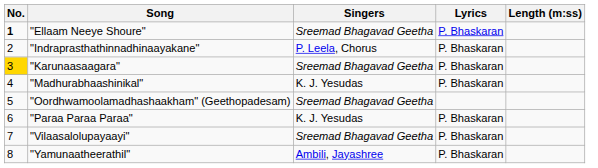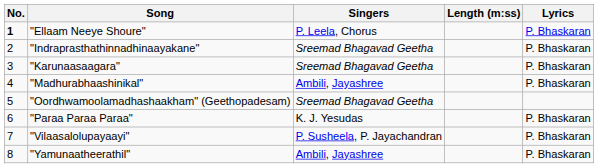columns swapped: (471, 13) <-> (545, 13)
(364, 31) Sreemad Bhagavad Geetha -> (336, 31) P. Leela, Chorus
(336, 48) P. Leela, Chorus -> (364, 48) Sreemad Bhagavad Geetha
(10, 66) gold background -> (10, 66) no background
(329, 84) K. J. Yesudas -> (339, 84) Ambili, Jayashree
(364, 136) Sreemad Bhagavad Geetha -> (369, 136) P. Susheela, P. Jayachandran
